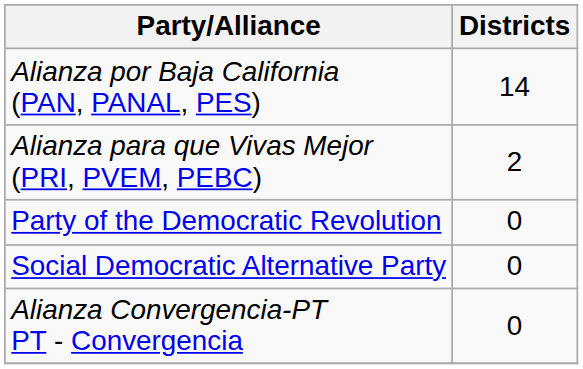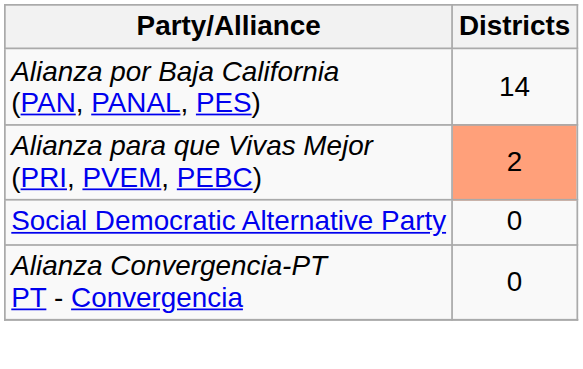(515, 161) no background -> (515, 161) lightsalmon background
- row: (226, 221)
